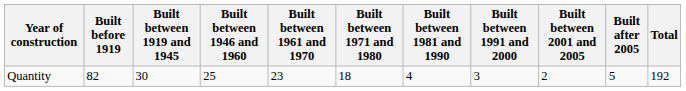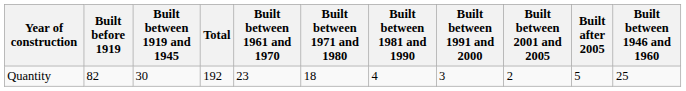columns swapped: (234, 35) <-> (664, 35)
